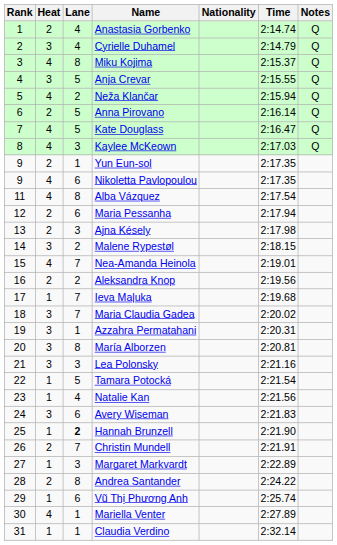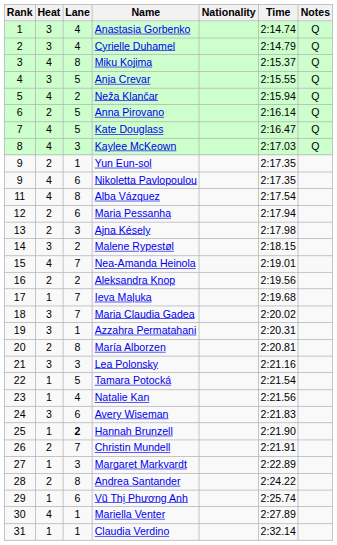(49, 29) 2 -> (49, 29) 3
(49, 347) 3 -> (49, 347) 2
